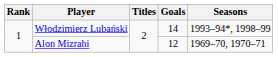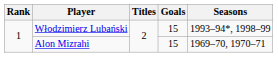(173, 28) 14 -> (173, 28) 15
(173, 44) 12 -> (173, 44) 15
